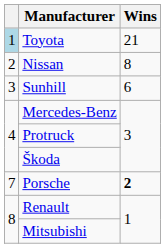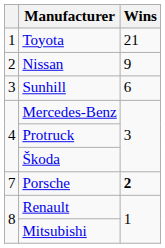(12, 40) lightblue background -> (12, 40) no background
(127, 64) 8 -> (127, 64) 9
